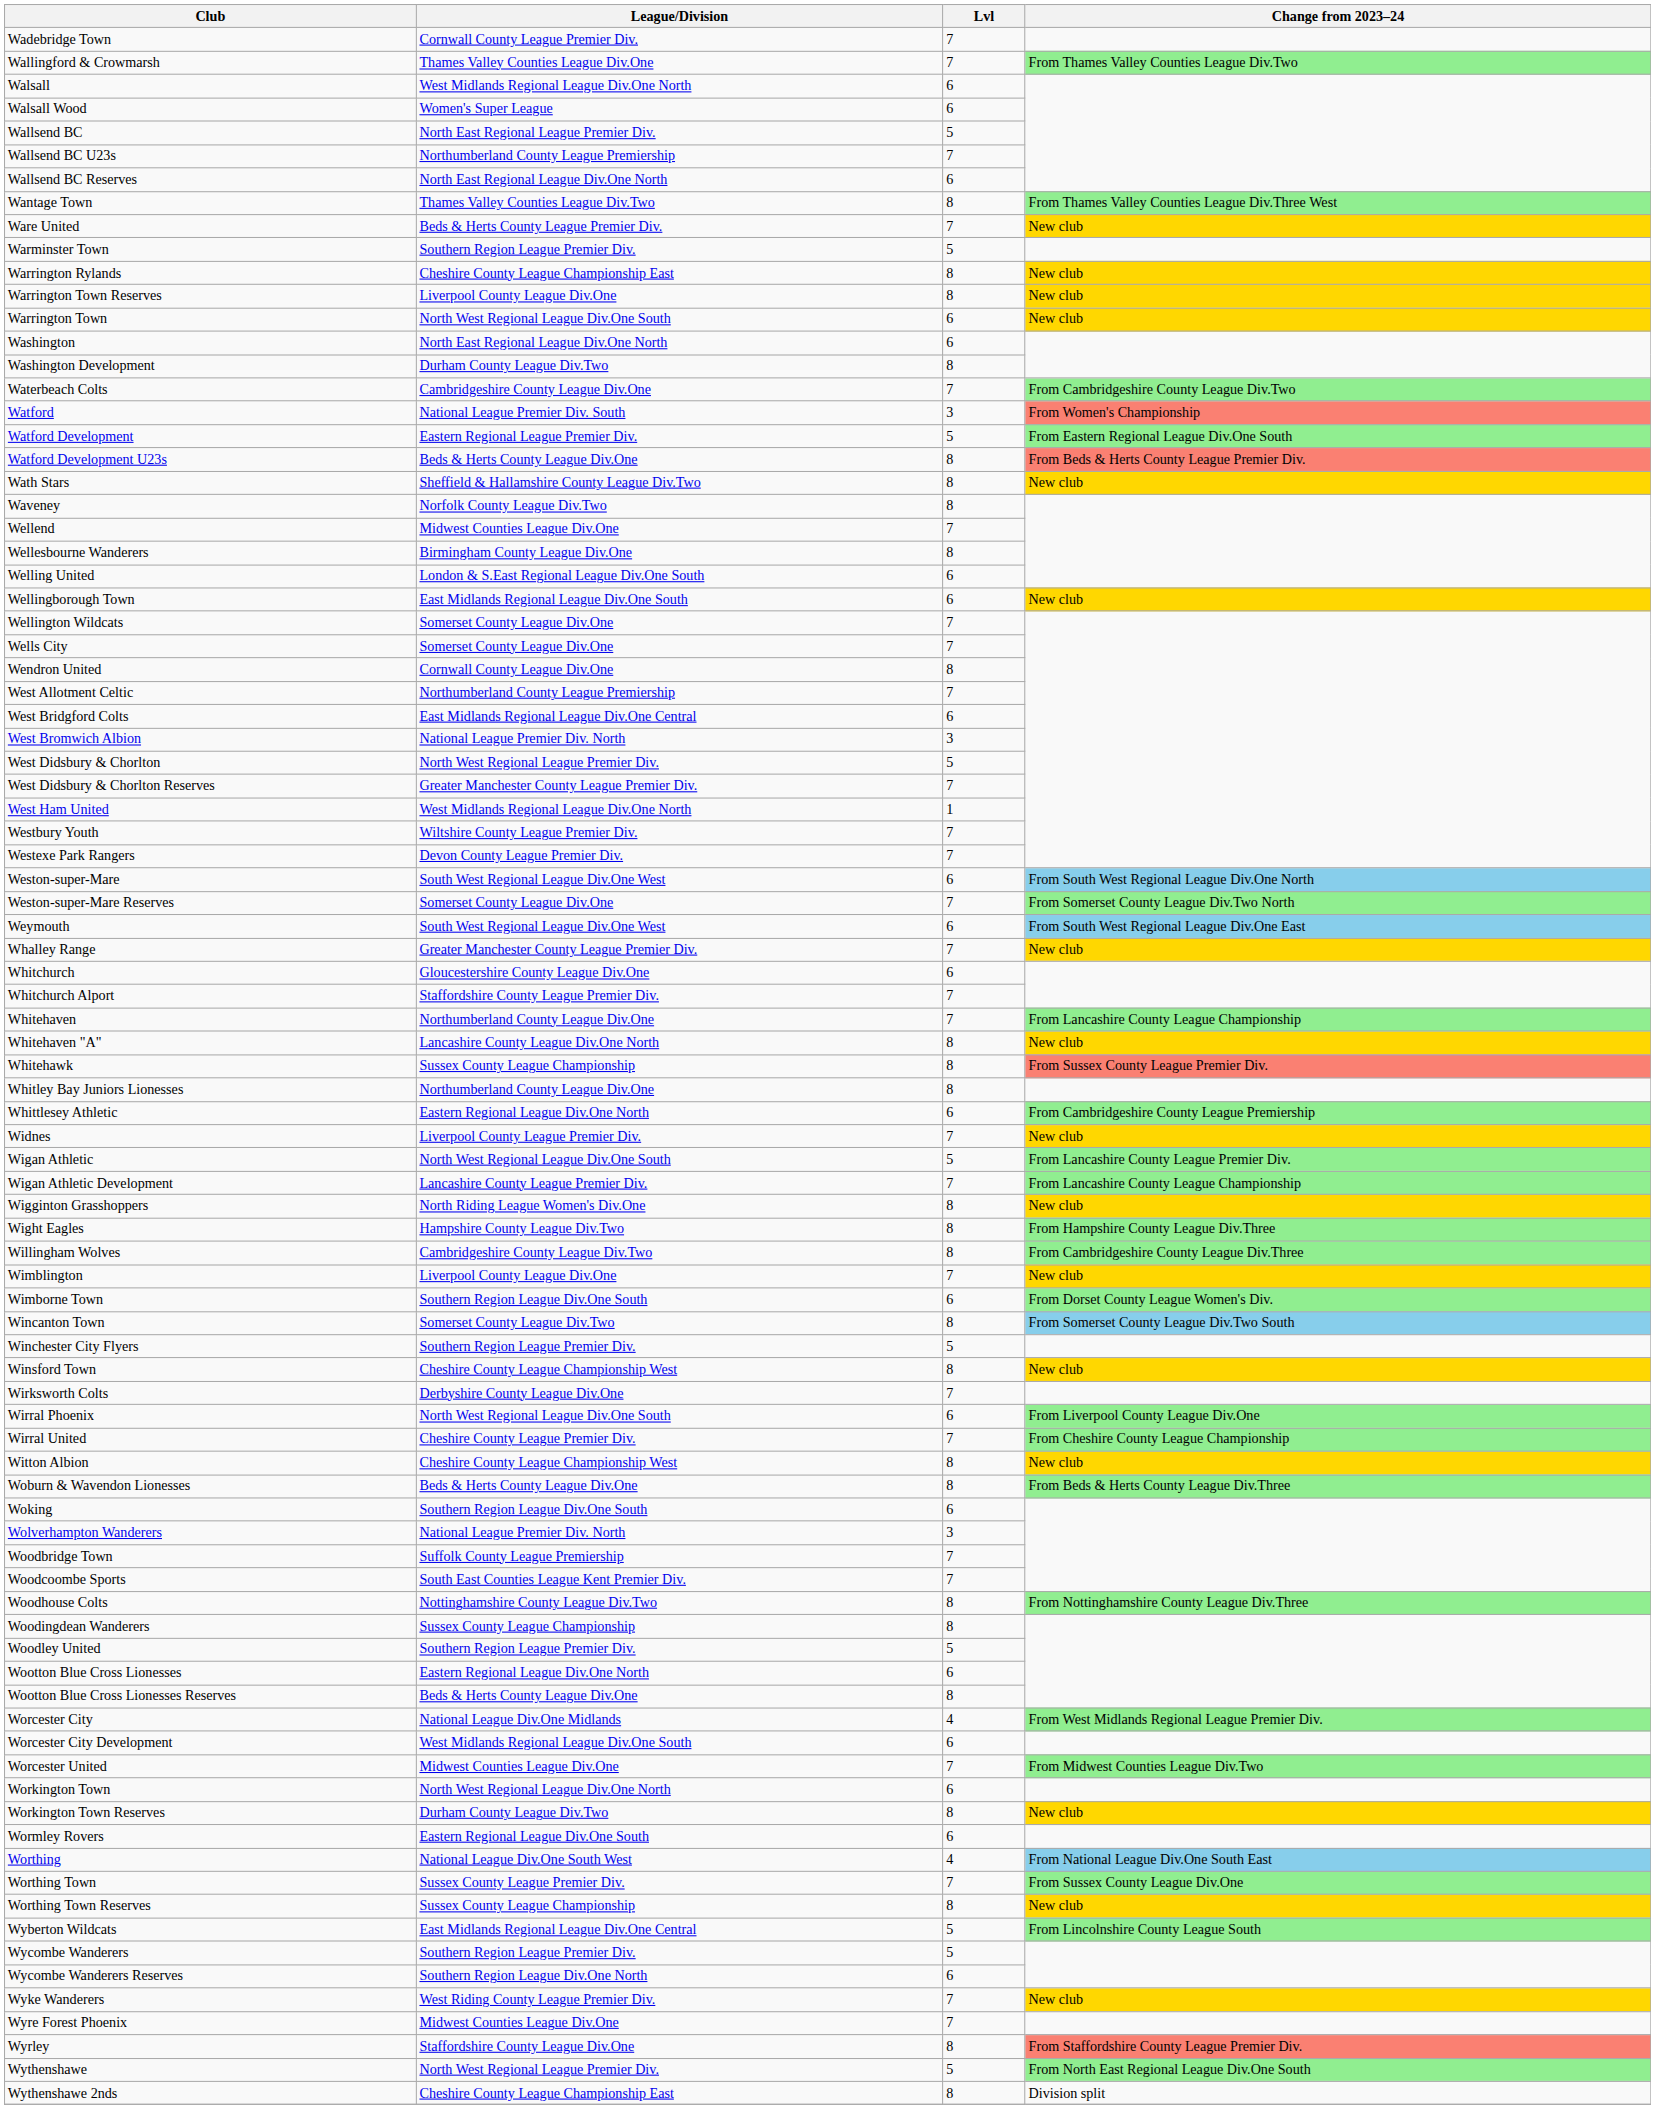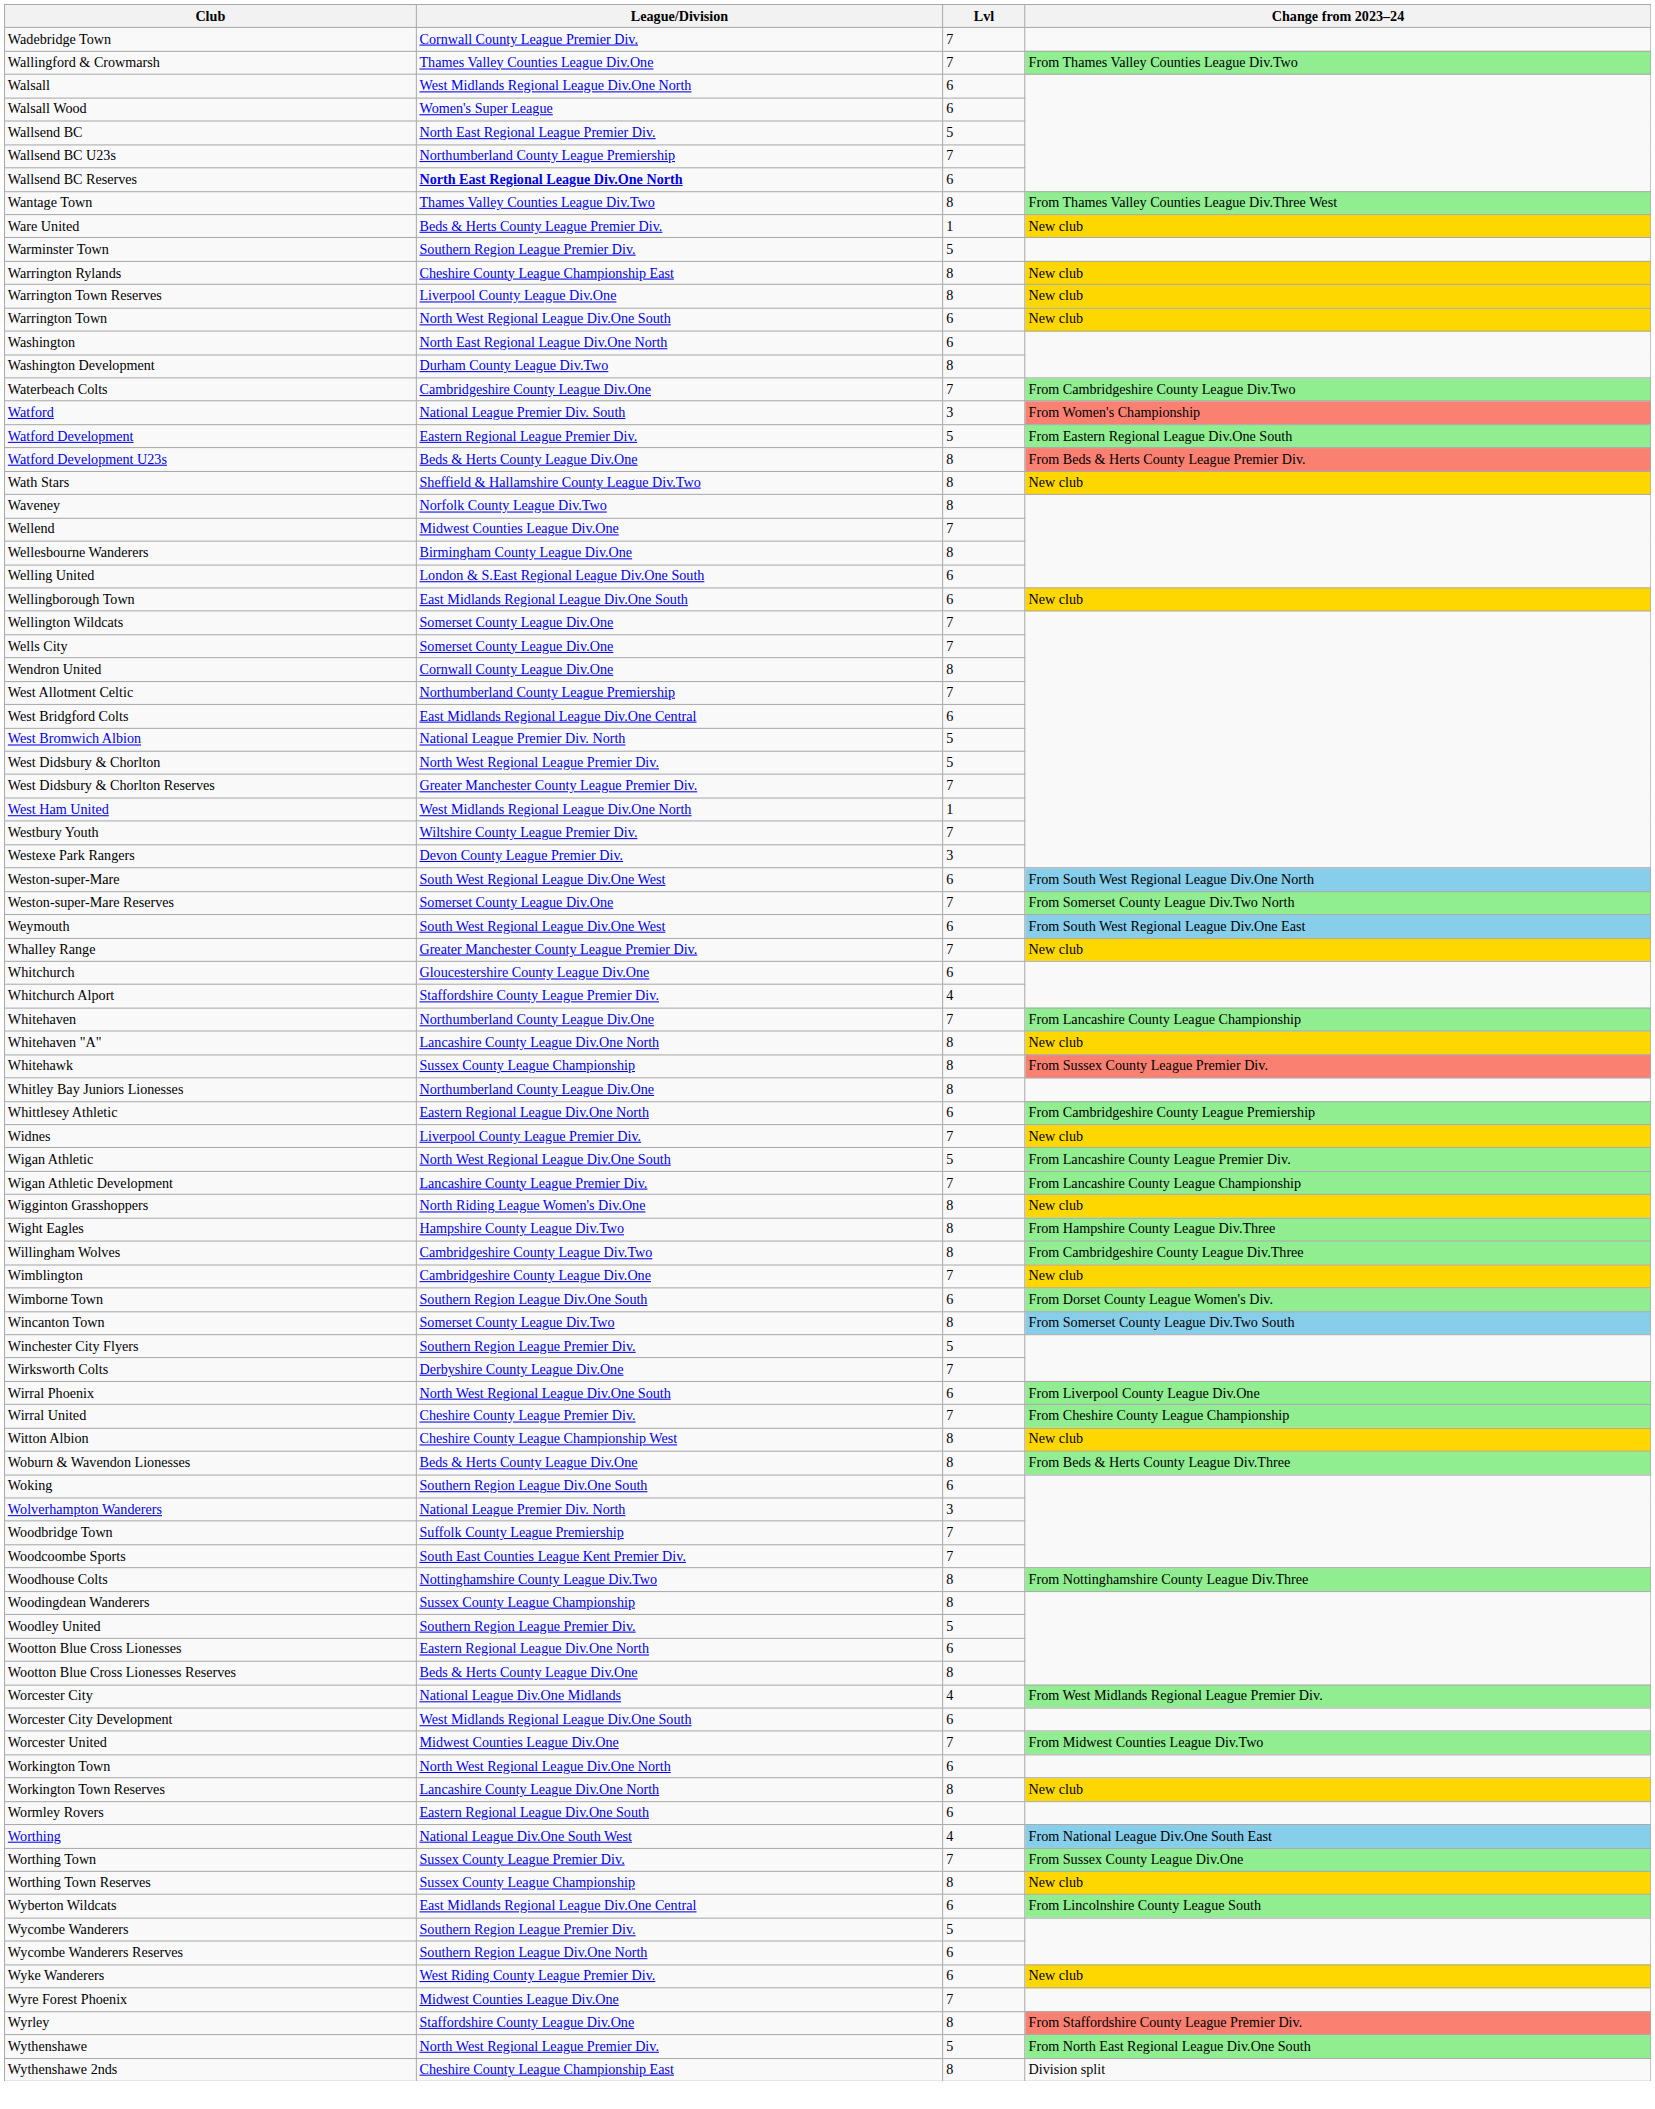(543, 179) normal -> (551, 179) bold
(950, 225) 7 -> (950, 225) 1
(950, 739) 3 -> (950, 739) 5
(950, 855) 7 -> (950, 855) 3
(950, 995) 7 -> (950, 995) 4
(518, 1275) Liverpool County League Div.One -> (535, 1275) Cambridgeshire County League Div.One
- row: (52, 1369)
(514, 1812) Durham County League Div.Two -> (539, 1789) Lancashire County League Div.One North
(950, 1929) 5 -> (950, 1905) 6
(950, 1999) 7 -> (950, 1975) 6
